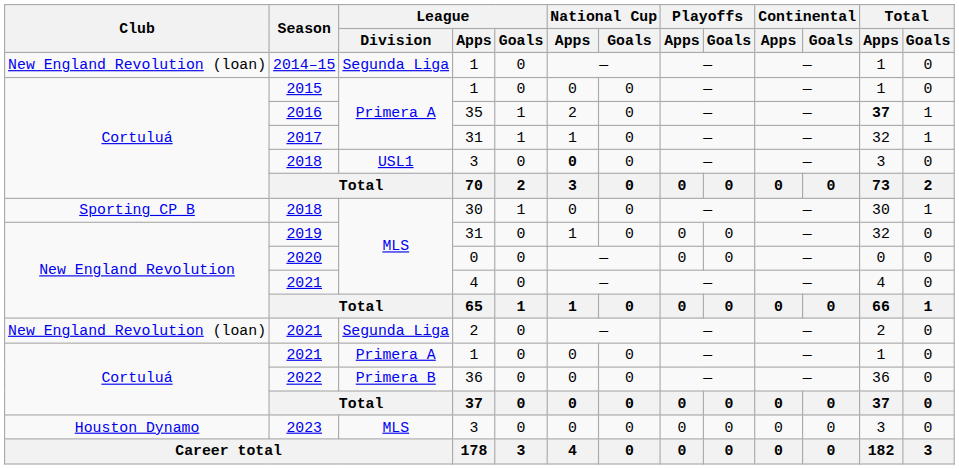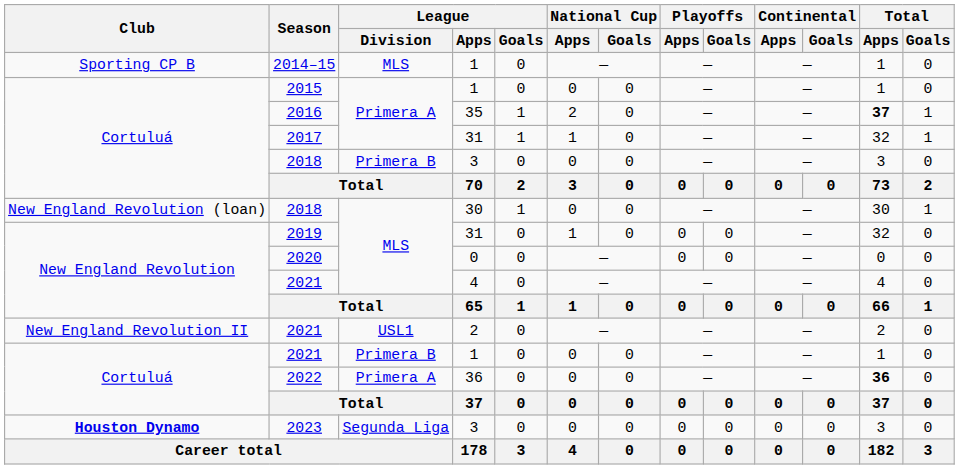(137, 65) New England Revolution (loan) -> (137, 65) Sporting CP B
(396, 65) Segunda Liga -> (396, 65) MLS
(396, 162) USL1 -> (396, 162) Primera B
(573, 162) bold -> (573, 162) normal
(137, 210) Sporting CP B -> (137, 210) New England Revolution (loan)
(137, 331) New England Revolution (loan) -> (137, 331) New England Revolution II
(396, 331) Segunda Liga -> (396, 331) USL1
(396, 355) Primera A -> (396, 355) Primera B
(396, 379) Primera B -> (396, 379) Primera A
(881, 379) normal -> (881, 379) bold
(137, 427) normal -> (137, 427) bold
(396, 427) MLS -> (396, 427) Segunda Liga
